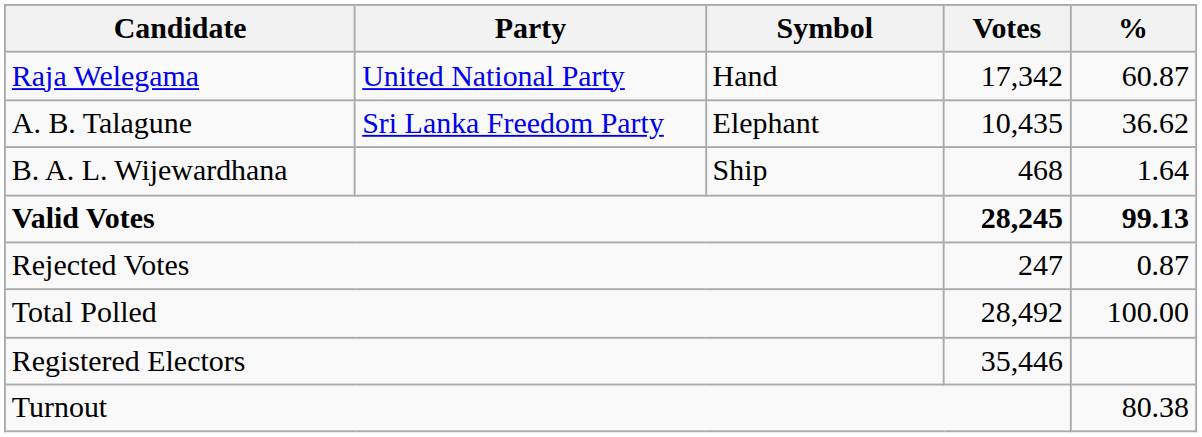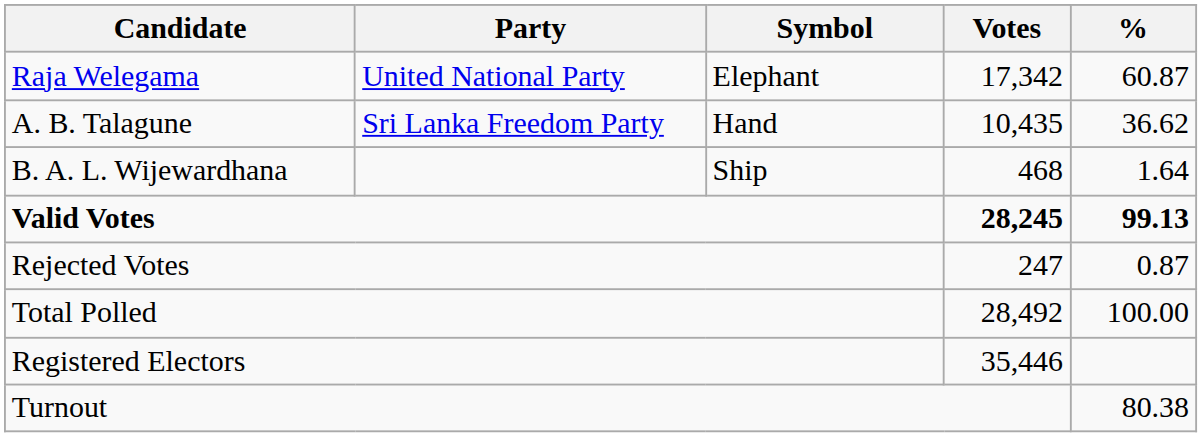(745, 75) Hand -> (766, 75) Elephant
(766, 123) Elephant -> (745, 123) Hand
